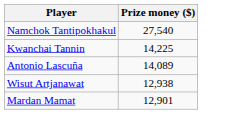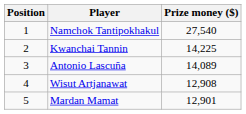+ column: (26, 13)
(158, 83) 12,938 -> (201, 83) 12,908
